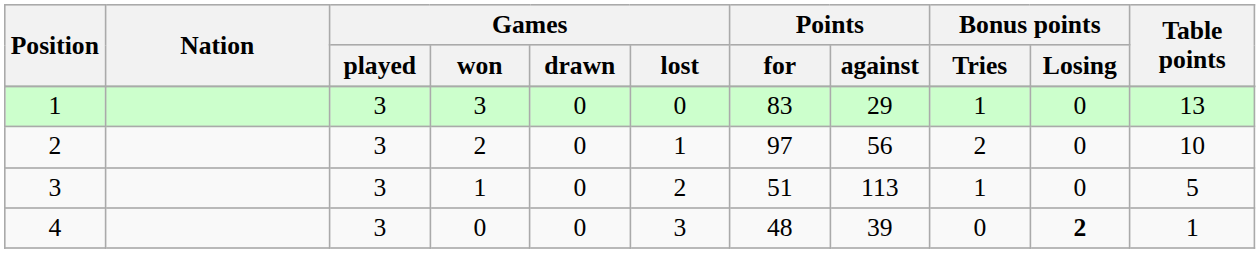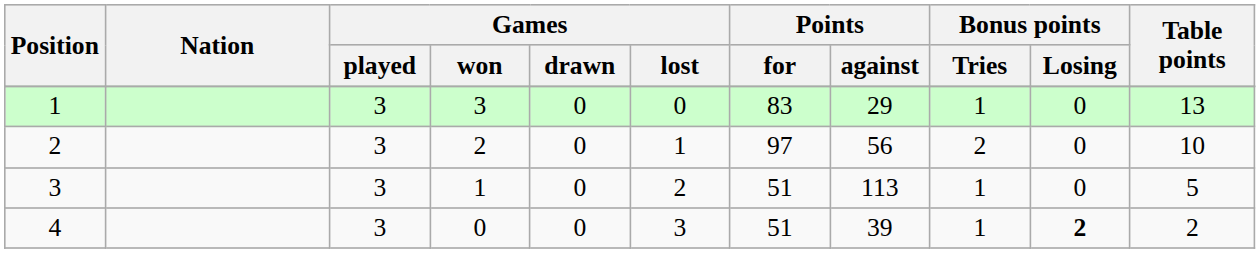(780, 227) 48 -> (780, 227) 51
(980, 227) 0 -> (980, 227) 1
(1192, 227) 1 -> (1192, 227) 2
